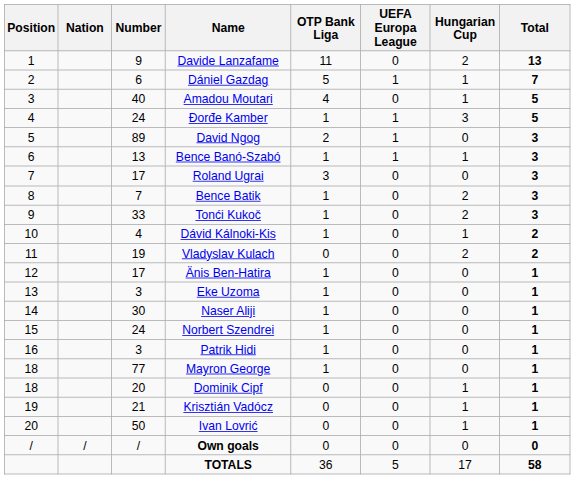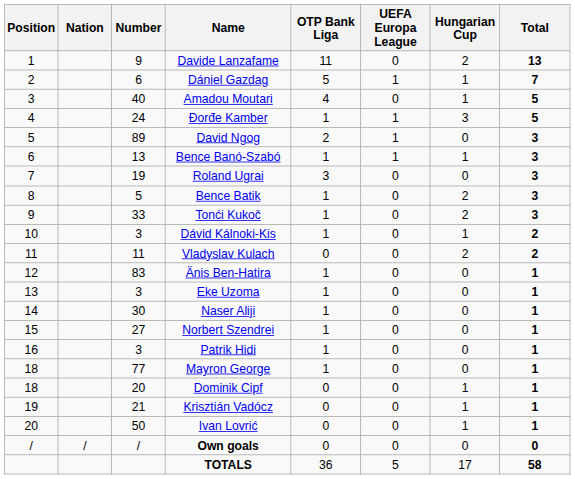(139, 176) 17 -> (139, 176) 19
(139, 195) 7 -> (139, 195) 5
(139, 234) 4 -> (139, 234) 3
(139, 253) 19 -> (139, 253) 11
(139, 272) 17 -> (139, 272) 83
(139, 330) 24 -> (139, 330) 27
